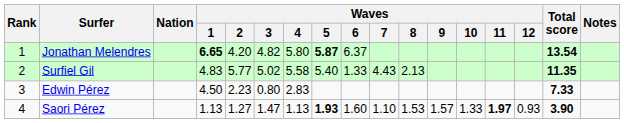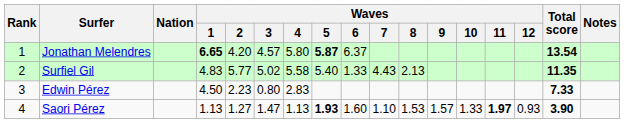(269, 52) 4.82 -> (269, 52) 4.57
